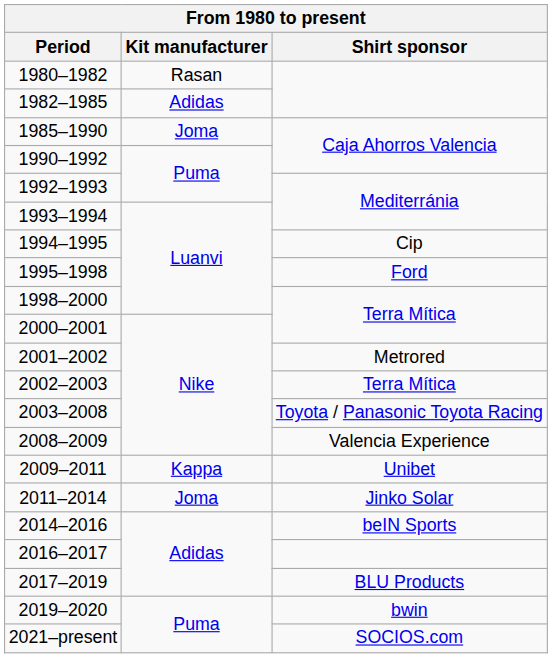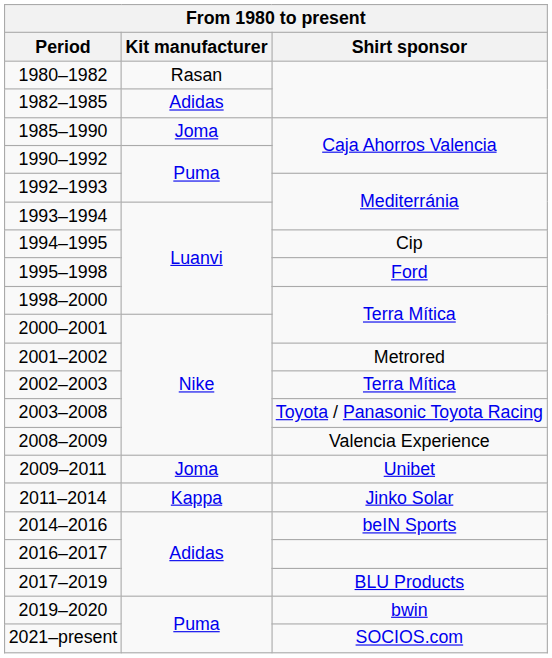(197, 469) Kappa -> (197, 469) Joma
(197, 497) Joma -> (197, 497) Kappa
